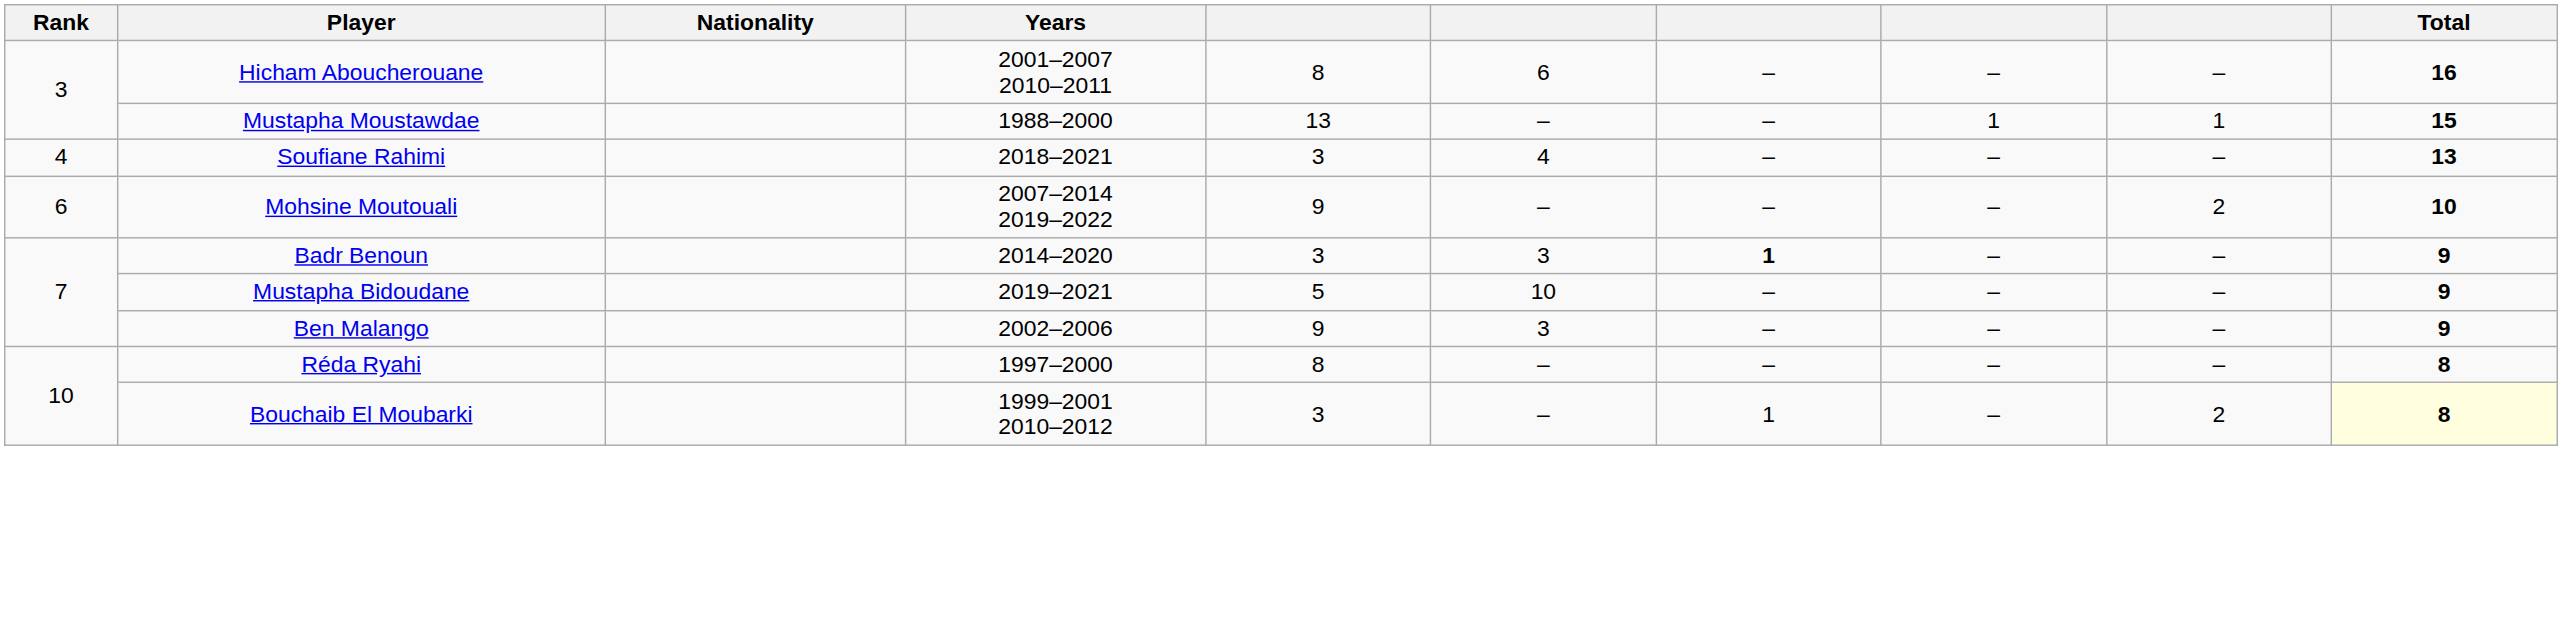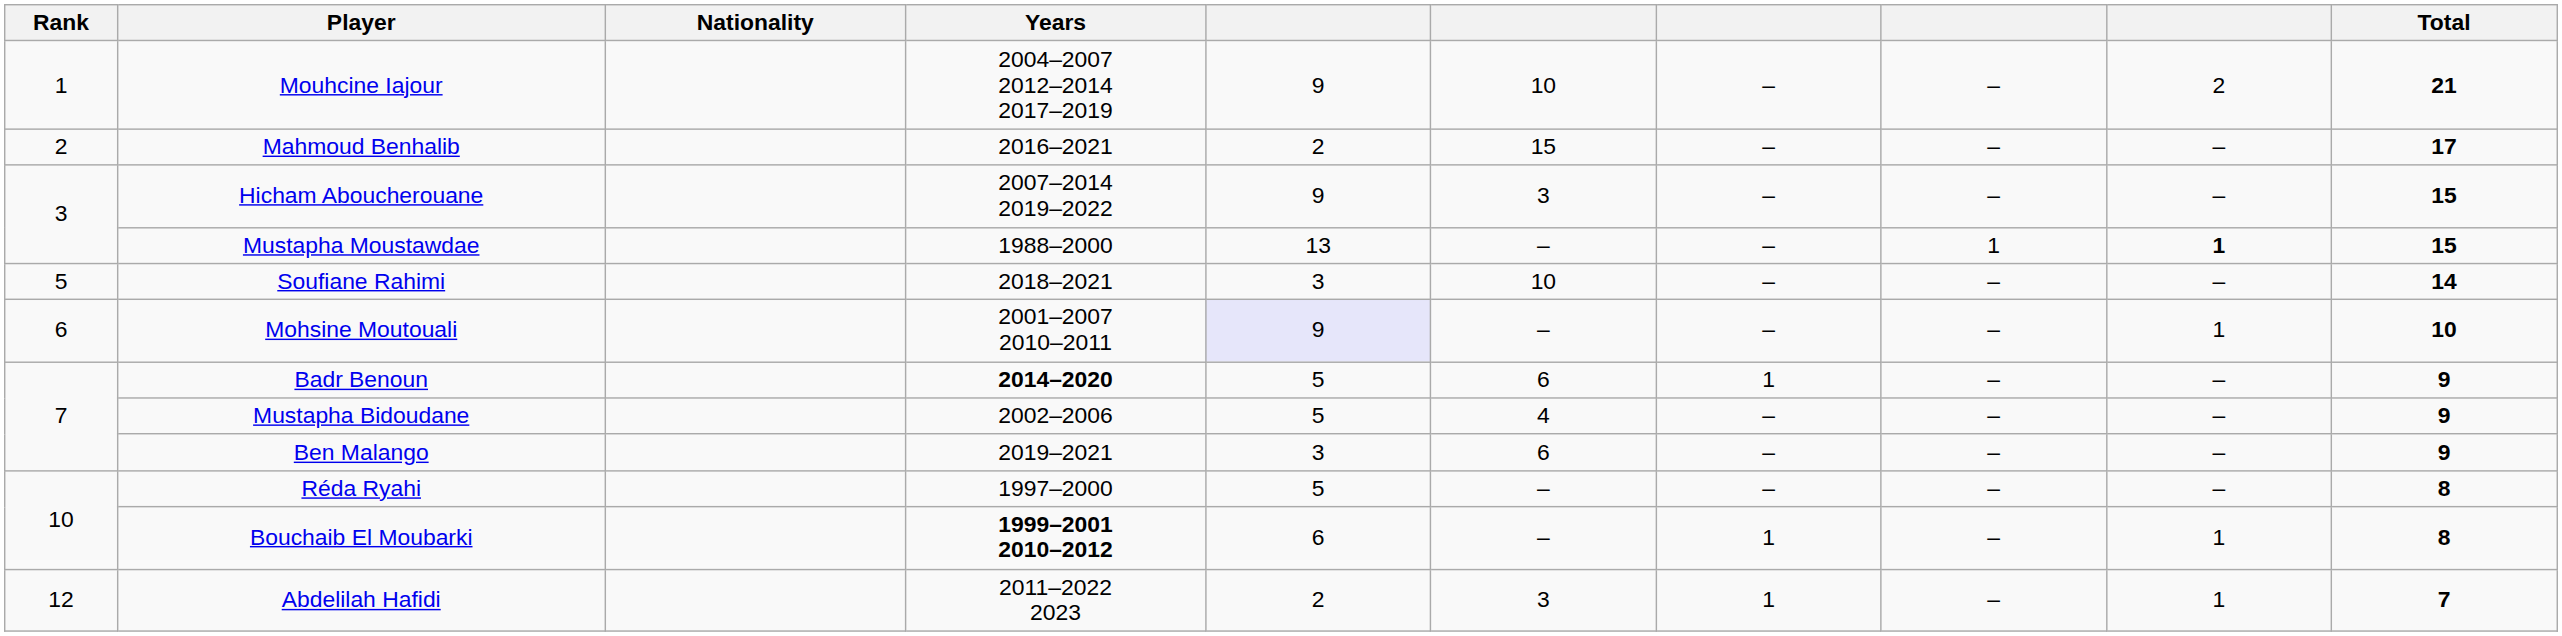+ row: (361, 84)
+ row: (361, 146)
(1055, 71) 2001–2007 2010–2011 -> (1055, 195) 2007–2014 2019–2022
(1318, 71) 8 -> (1318, 195) 9
(1543, 71) 6 -> (1543, 195) 3
(2444, 71) 16 -> (2444, 195) 15
(2219, 120) normal -> (2219, 245) bold
(61, 157) 4 -> (61, 281) 5
(1543, 157) 4 -> (1543, 281) 10
(2444, 157) 13 -> (2444, 281) 14
(1055, 206) 2007–2014 2019–2022 -> (1055, 330) 2001–2007 2010–2011
(1318, 206) no background -> (1318, 330) lavender background
(2219, 206) 2 -> (2219, 330) 1
(1055, 255) normal -> (1055, 379) bold
(1318, 255) 3 -> (1318, 379) 5
(1543, 255) 3 -> (1543, 379) 6
(1769, 255) bold -> (1769, 379) normal
(1055, 291) 2019–2021 -> (1055, 415) 2002–2006
(1543, 291) 10 -> (1543, 415) 4
(1055, 328) 2002–2006 -> (1055, 452) 2019–2021
(1318, 328) 9 -> (1318, 452) 3
(1543, 328) 3 -> (1543, 452) 6
(1318, 364) 8 -> (1318, 488) 5
(1055, 413) normal -> (1055, 537) bold
(1318, 413) 3 -> (1318, 537) 6
(2219, 413) 2 -> (2219, 537) 1
(2444, 413) lightyellow background -> (2444, 537) no background
+ row: (361, 599)
